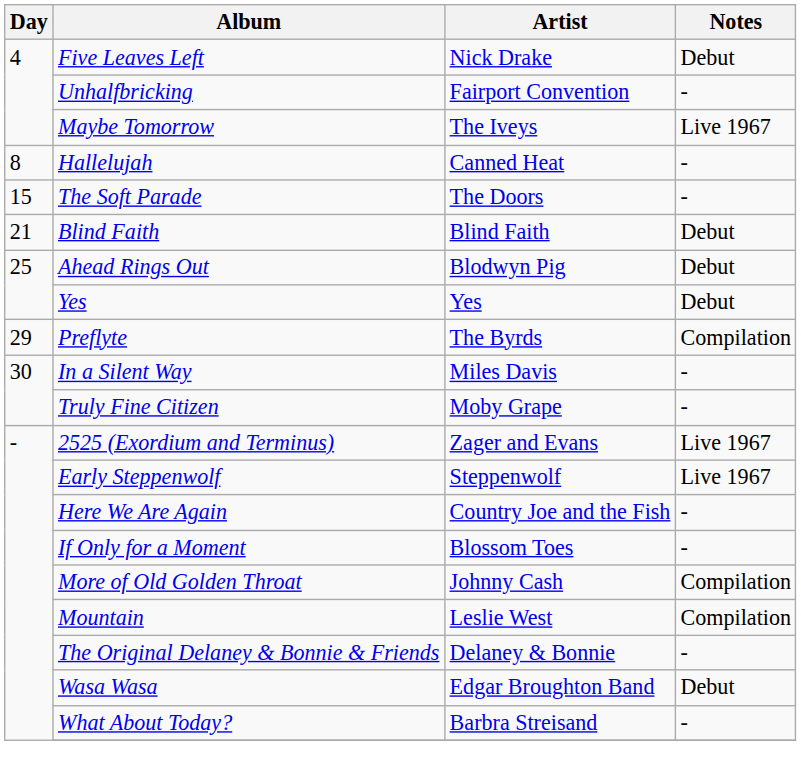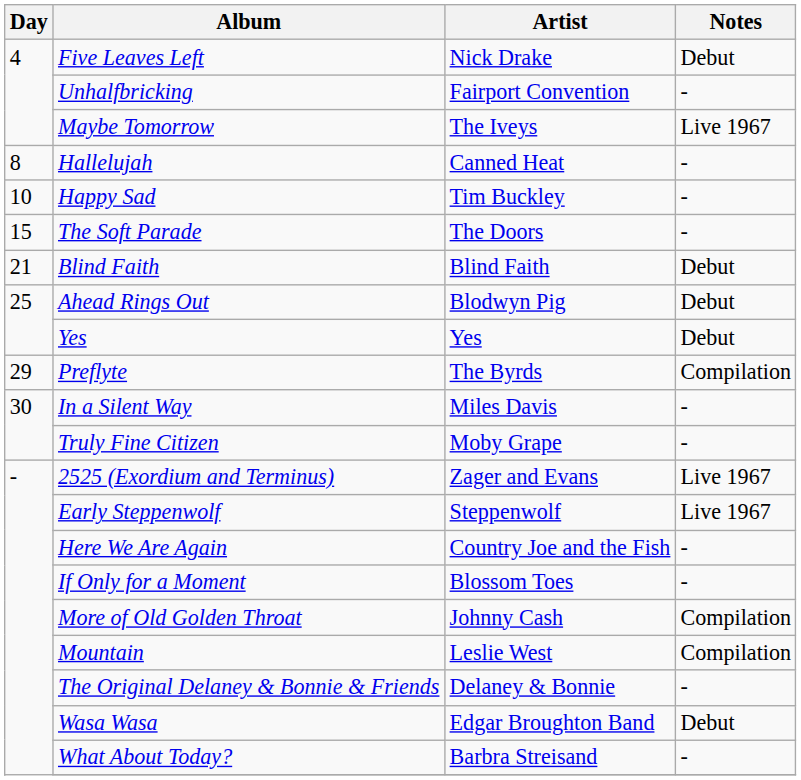+ row: (107, 197)
